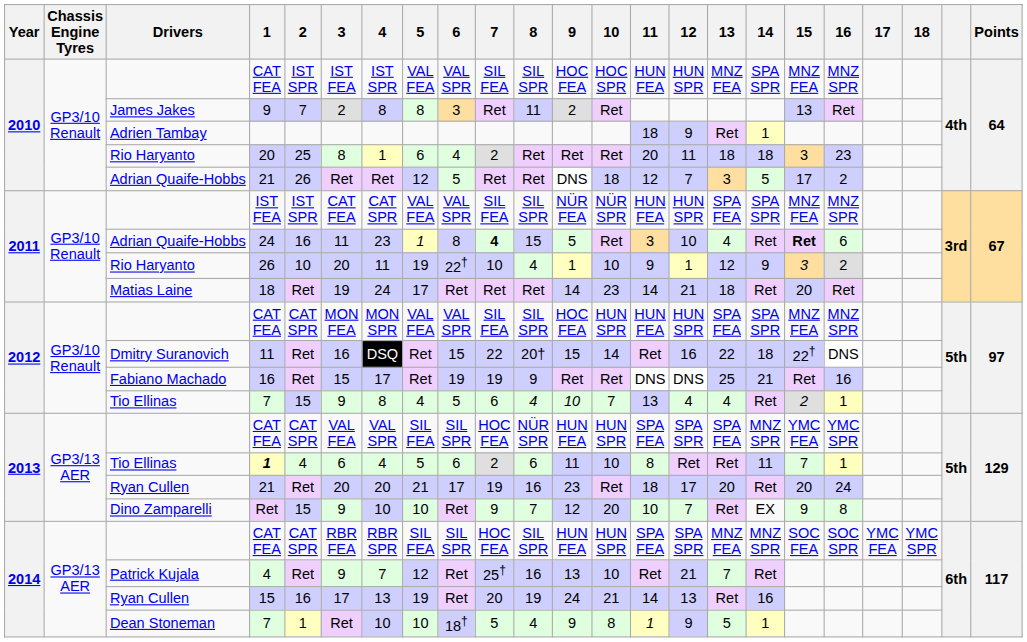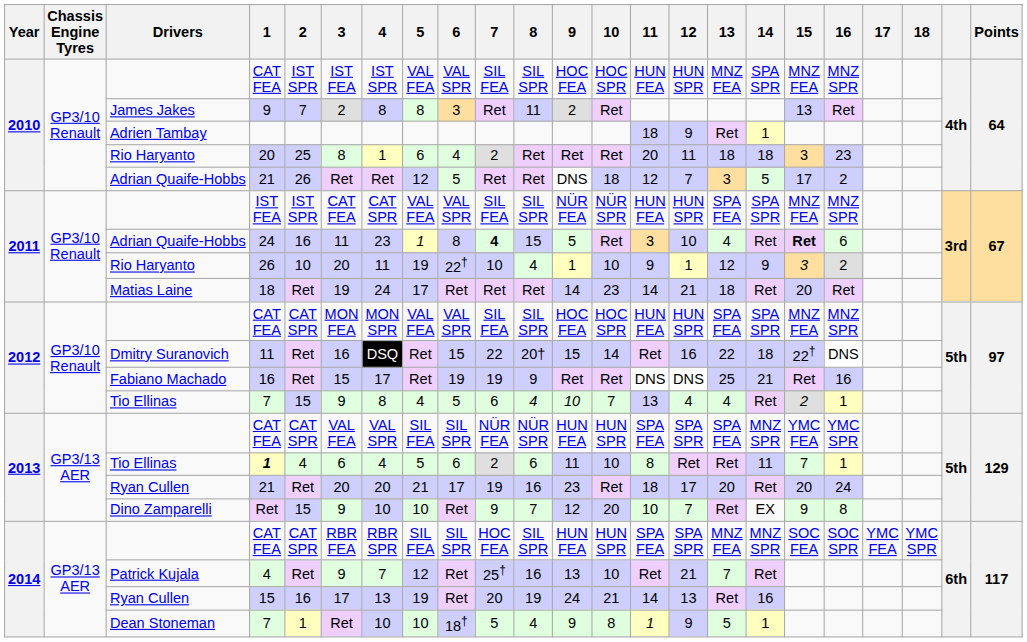(611, 321) HUN SPR -> (611, 321) HOC SPR
(494, 433) HOC FEA -> (494, 433) NÜR FEA
